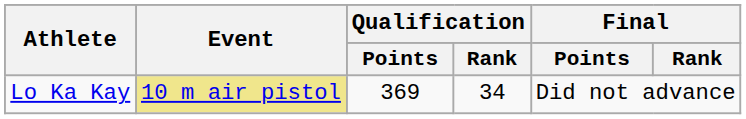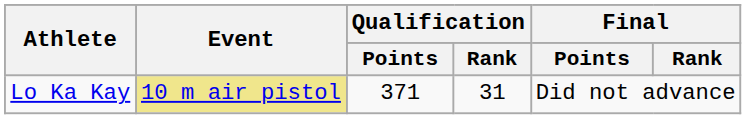(400, 94) 369 -> (400, 94) 371
(492, 94) 34 -> (492, 94) 31
